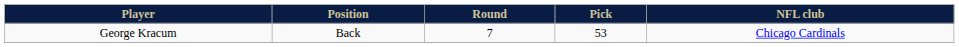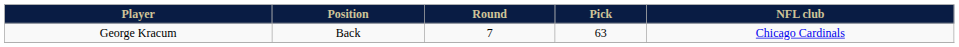(601, 33) 53 -> (601, 33) 63
